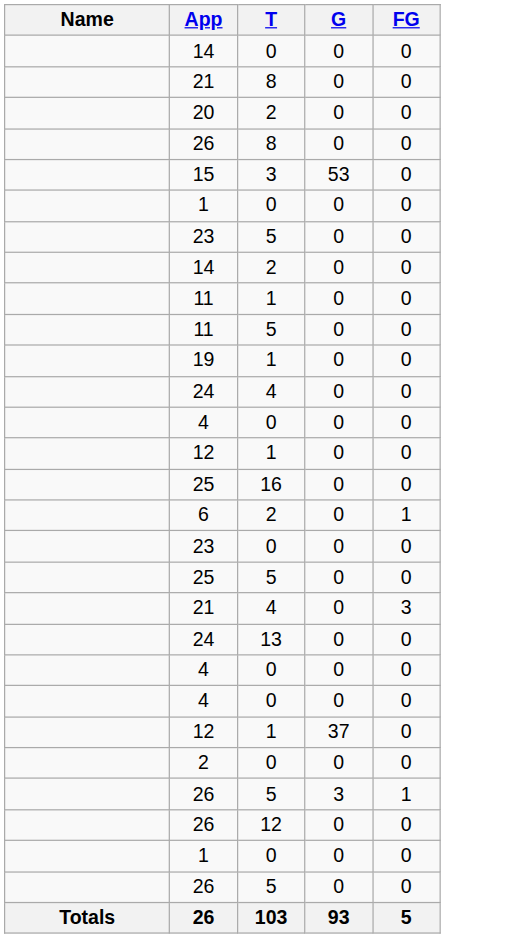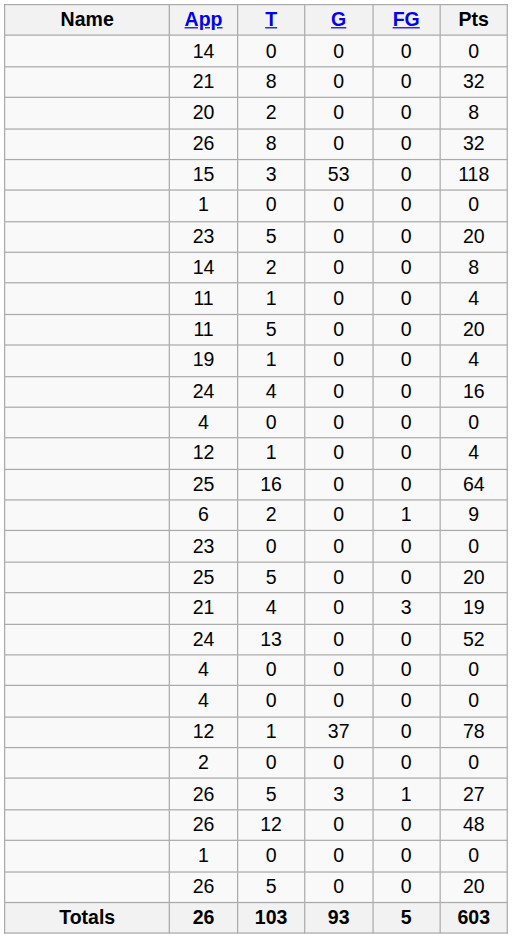+ column: (474, 19)
